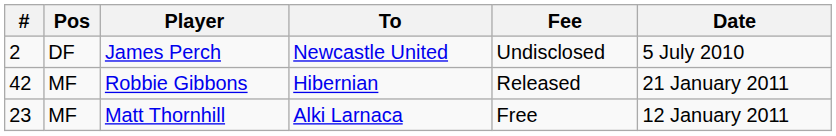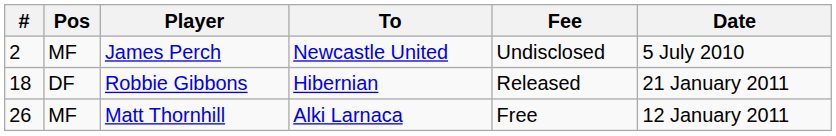(61, 52) DF -> (63, 52) MF
(20, 84) 42 -> (20, 84) 18
(63, 84) MF -> (61, 84) DF
(20, 115) 23 -> (20, 115) 26
